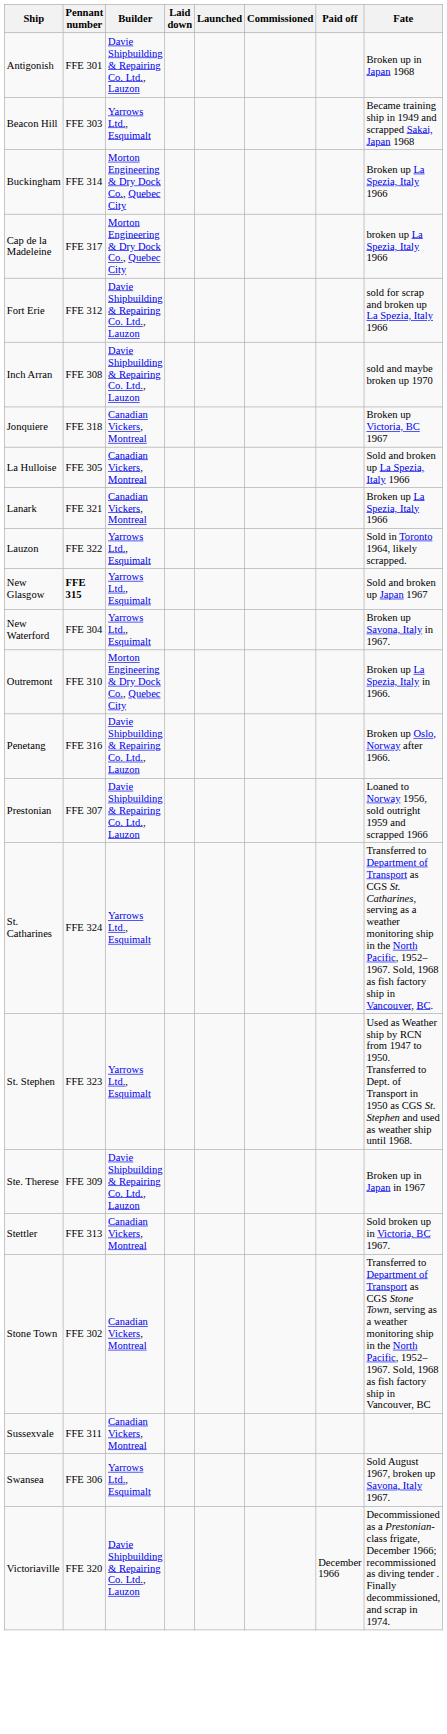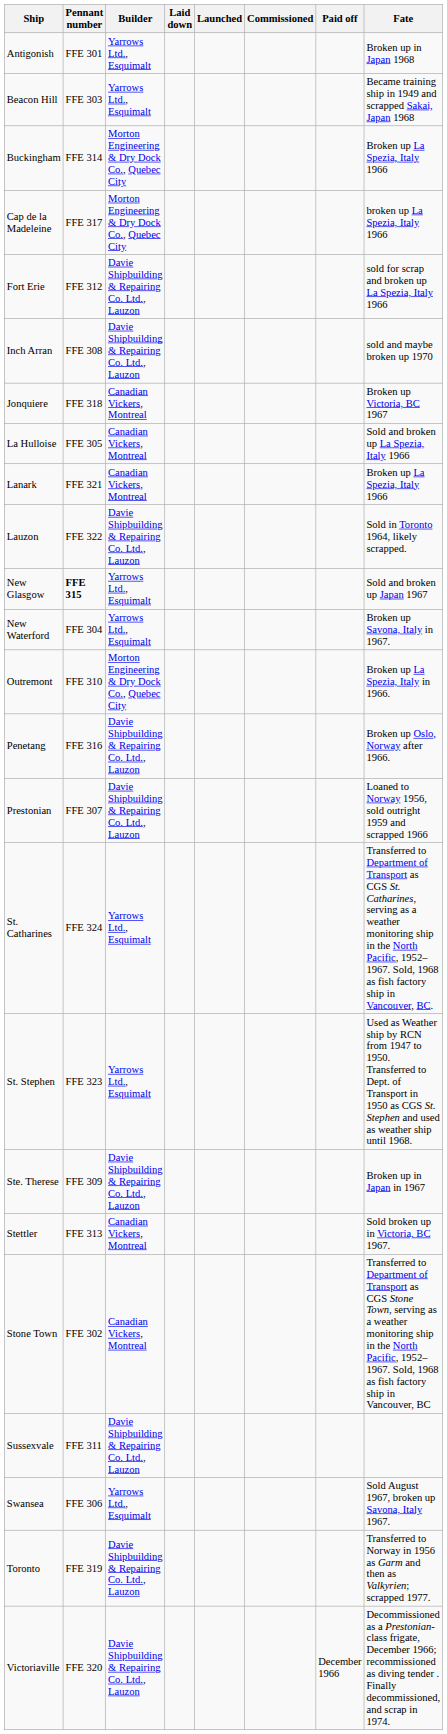(135, 65) Davie Shipbuilding & Repairing Co. Ltd., Lauzon -> (129, 53) Yarrows Ltd., Esquimalt
(129, 548) Yarrows Ltd., Esquimalt -> (135, 536) Davie Shipbuilding & Repairing Co. Ltd., Lauzon
(128, 1433) Canadian Vickers, Montreal -> (135, 1445) Davie Shipbuilding & Repairing Co. Ltd., Lauzon
+ row: (23, 1568)
